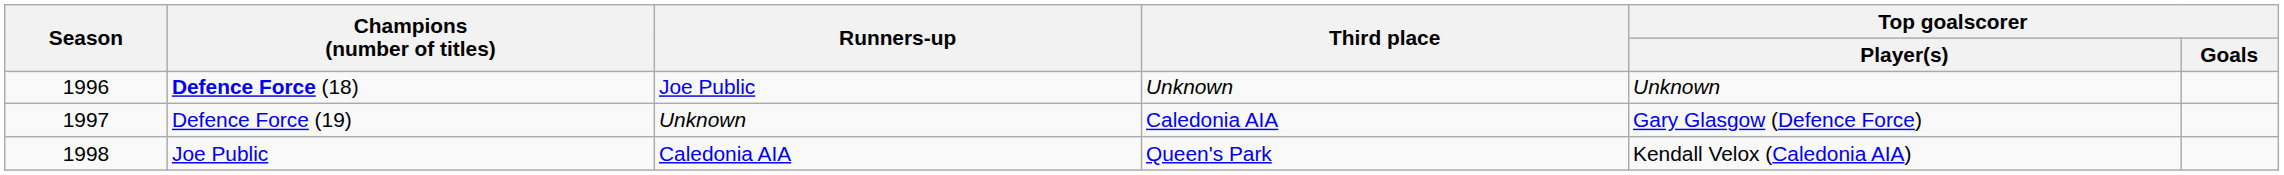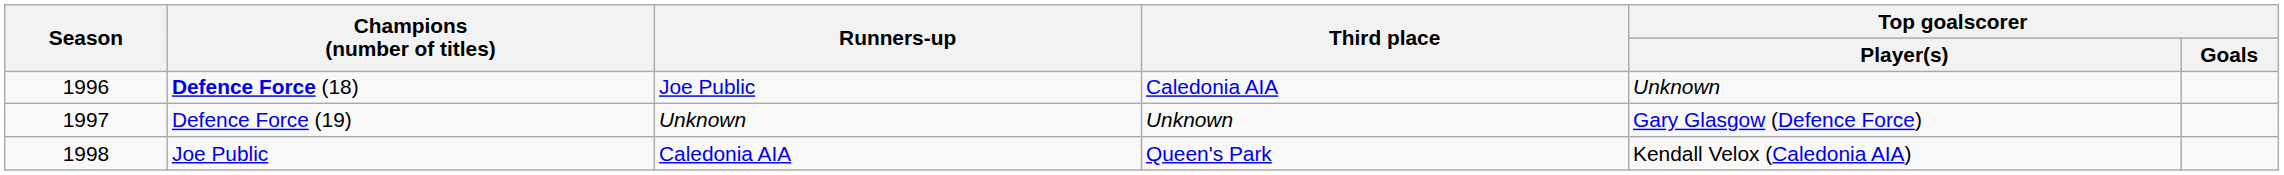(1190, 88) Unknown -> (1212, 88) Caledonia AIA
(1212, 121) Caledonia AIA -> (1190, 121) Unknown
